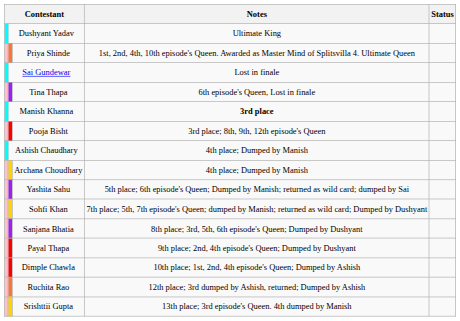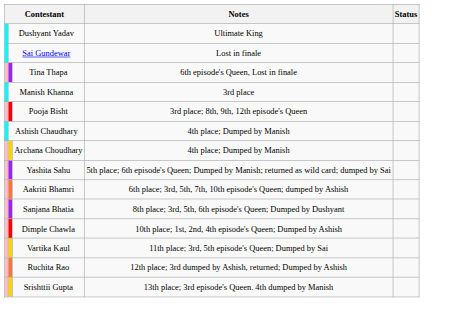- row: (48, 53)
(257, 111) bold -> (239, 92) normal
+ row: (48, 189)
- row: (48, 209)
- row: (48, 248)
+ row: (48, 248)
